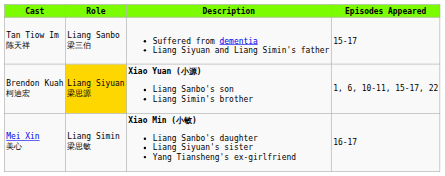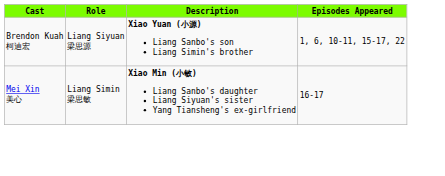- row: (32, 40)
(96, 88) gold background -> (96, 41) no background
